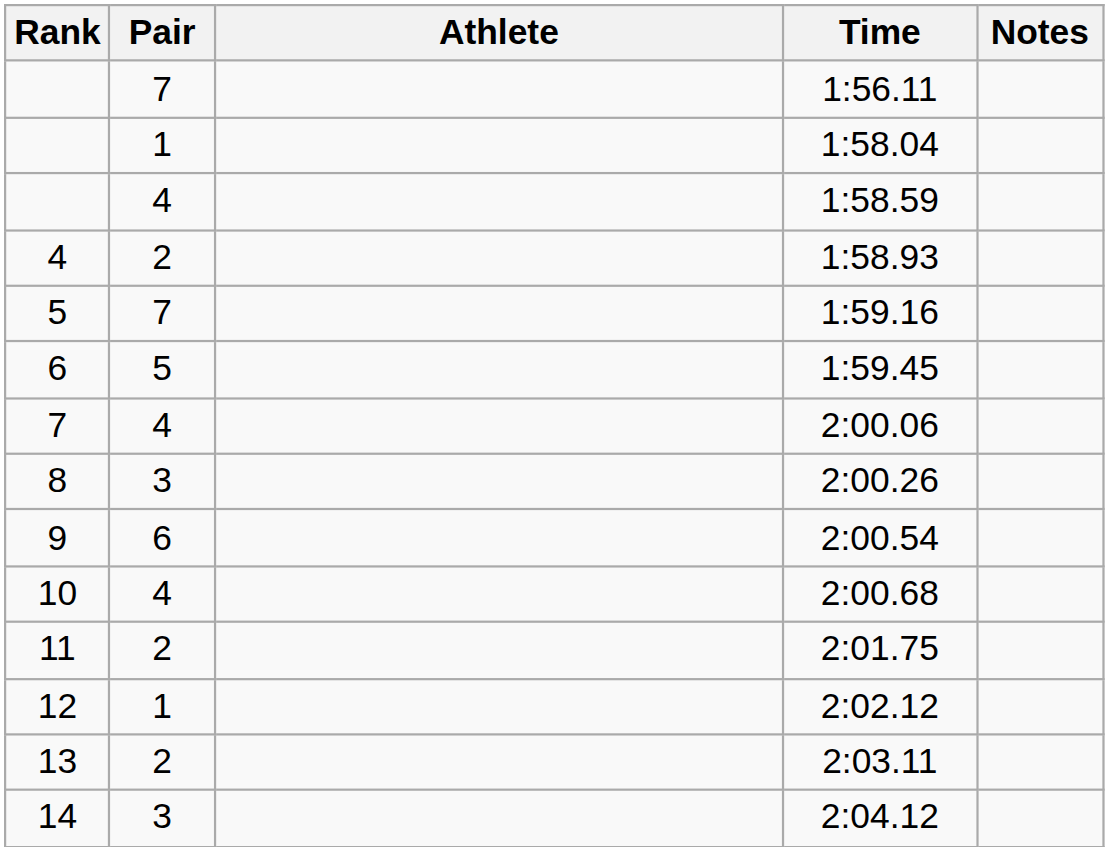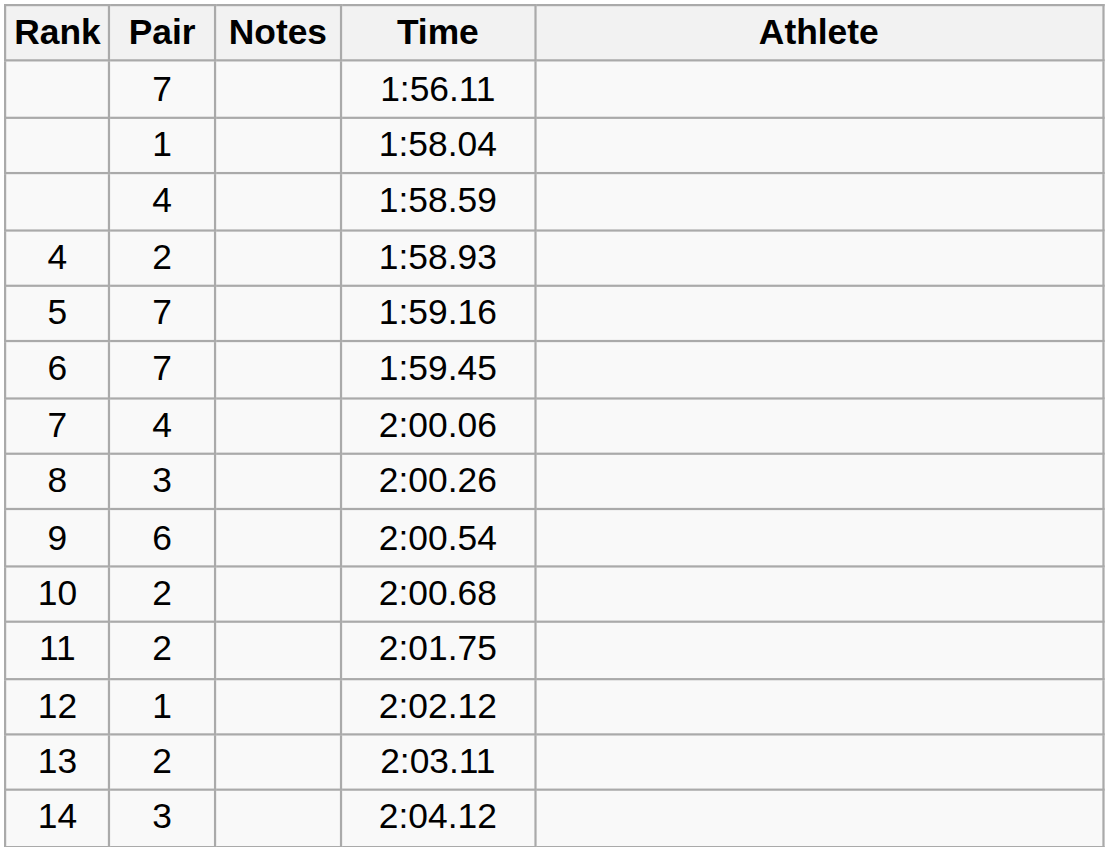columns swapped: (499, 32) <-> (1040, 32)
(162, 369) 5 -> (162, 369) 7
(162, 593) 4 -> (162, 593) 2
